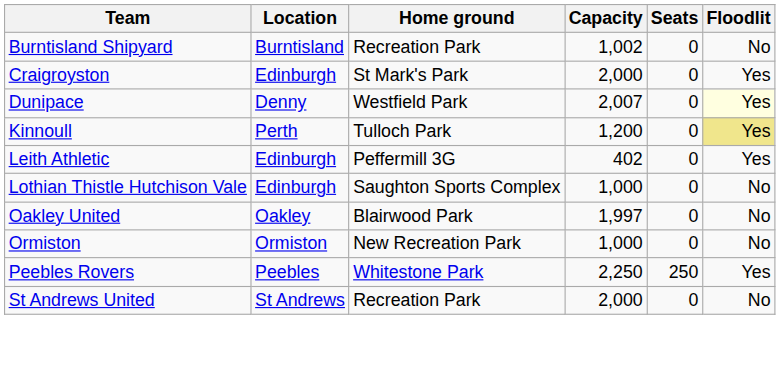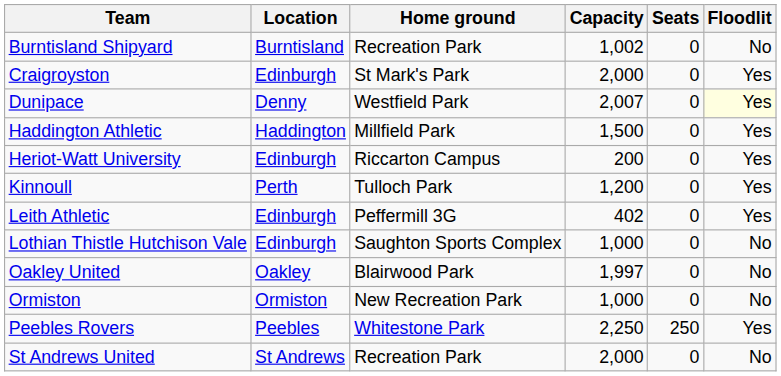+ row: (85, 131)
+ row: (95, 159)
(756, 131) khaki background -> (757, 187) no background
